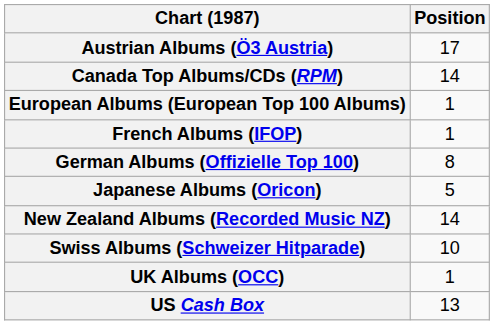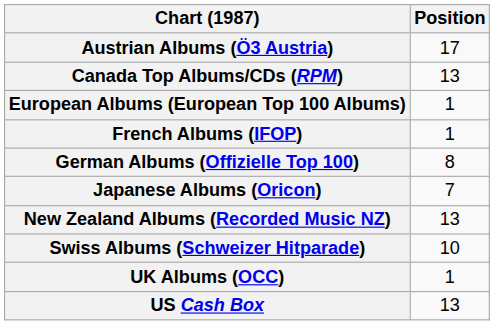(450, 76) 14 -> (450, 76) 13
(450, 190) 5 -> (450, 190) 7
(450, 219) 14 -> (450, 219) 13
